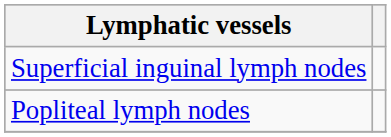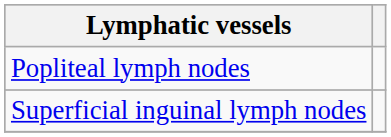rows swapped: (189, 68) <-> (130, 110)
